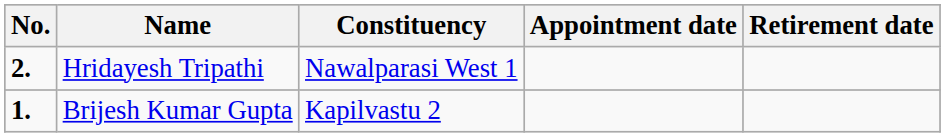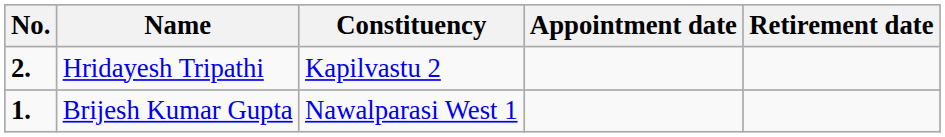(411, 68) Nawalparasi West 1 -> (373, 68) Kapilvastu 2
(373, 110) Kapilvastu 2 -> (411, 110) Nawalparasi West 1
